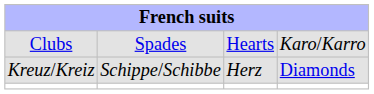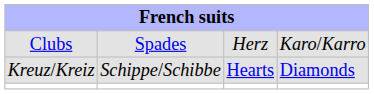(250, 43) Hearts -> (250, 43) Herz
(244, 70) Herz -> (250, 70) Hearts
